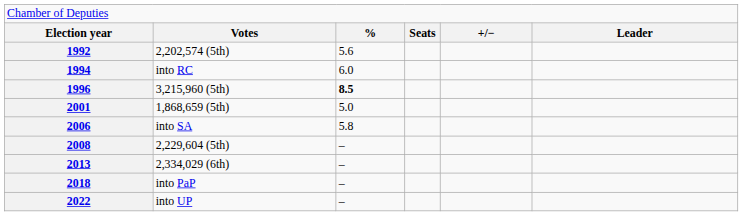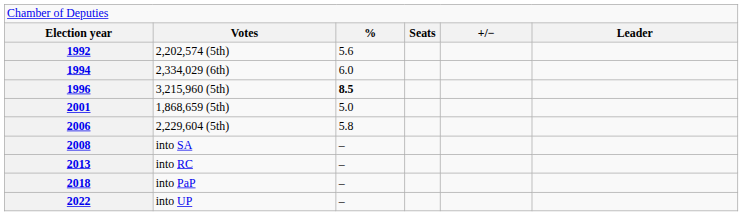(174, 70) into RC -> (192, 70) 2,334,029 (6th)
(174, 126) into SA -> (192, 126) 2,229,604 (5th)
(192, 145) 2,229,604 (5th) -> (174, 145) into SA
(192, 164) 2,334,029 (6th) -> (174, 164) into RC
